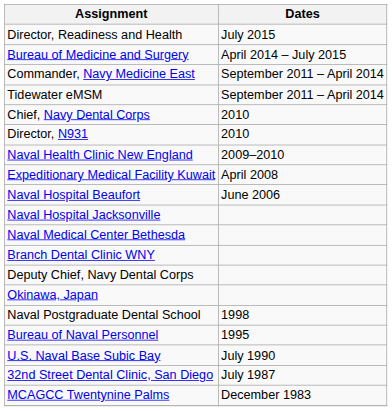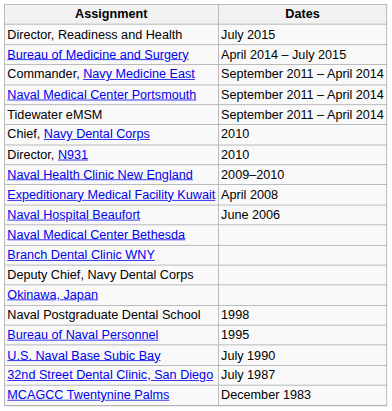+ row: (102, 94)
- row: (84, 214)
